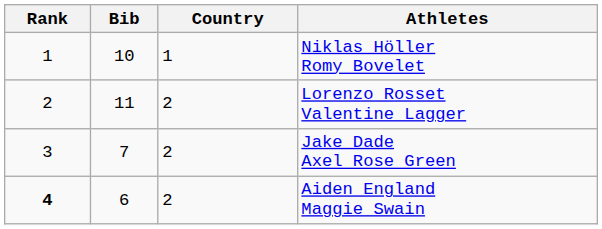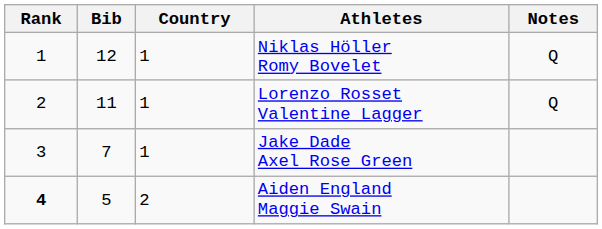+ column: (553, 19)
(124, 57) 10 -> (106, 57) 12
(167, 104) 2 -> (144, 104) 1
(167, 152) 2 -> (144, 152) 1
(124, 200) 6 -> (106, 200) 5
